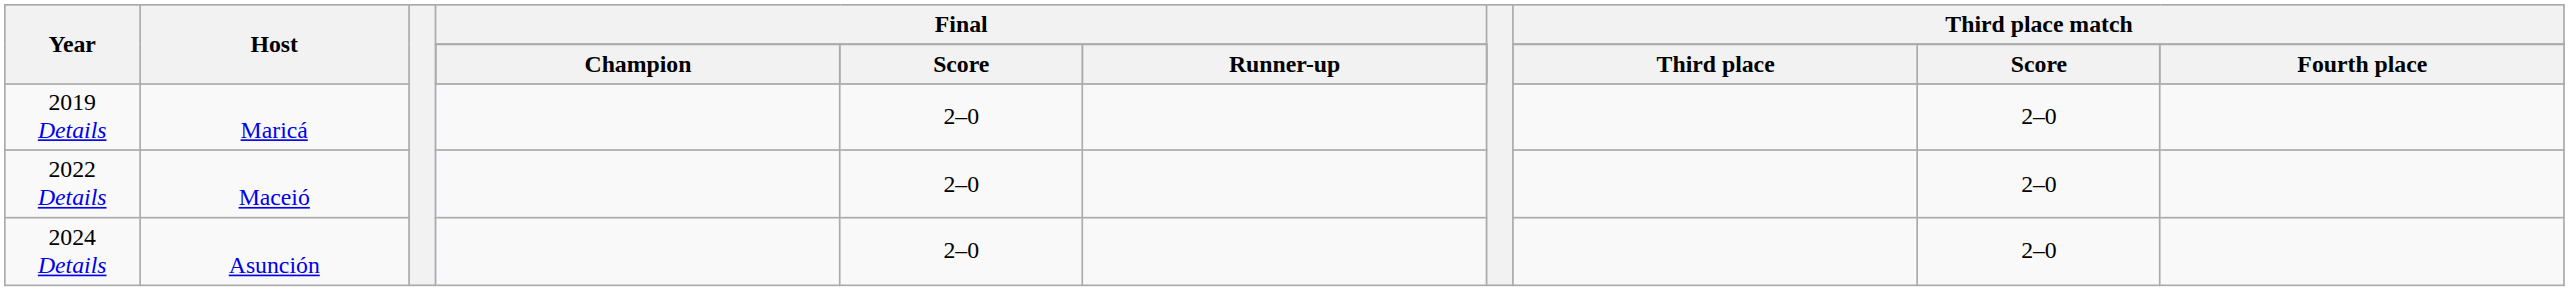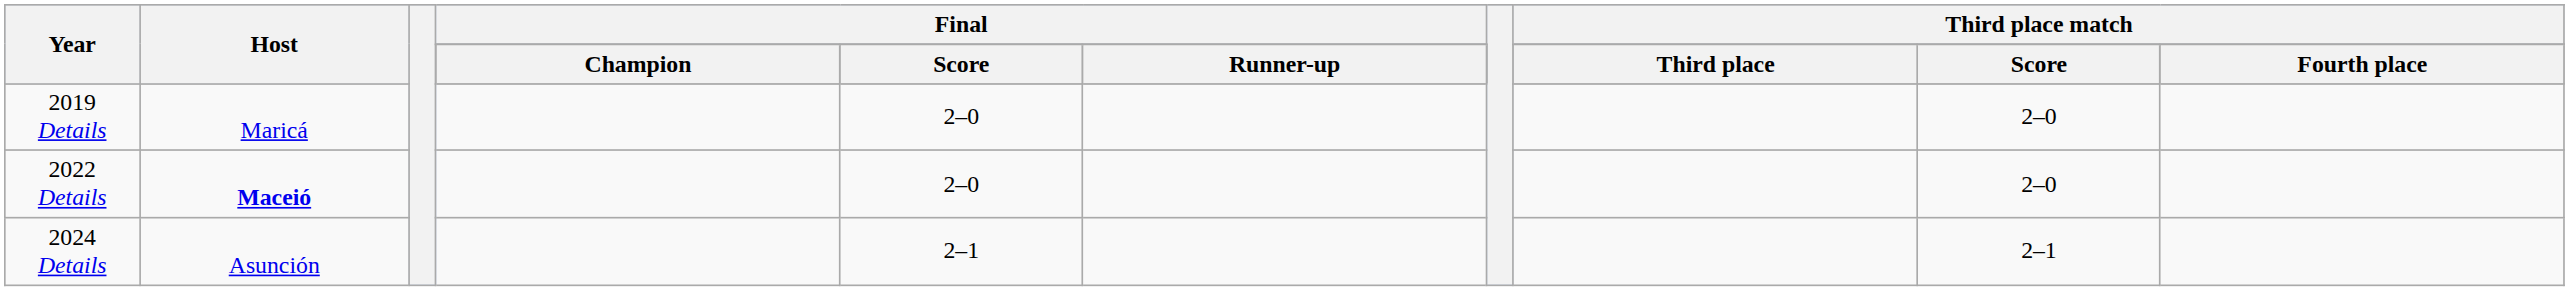(274, 198) normal -> (274, 198) bold
(961, 251) 2–0 -> (961, 251) 2–1
(2039, 251) 2–0 -> (2039, 251) 2–1
